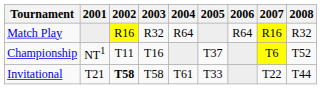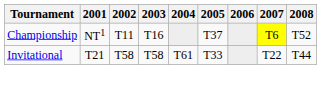- row: (35, 33)
(124, 74) bold -> (124, 55) normal
